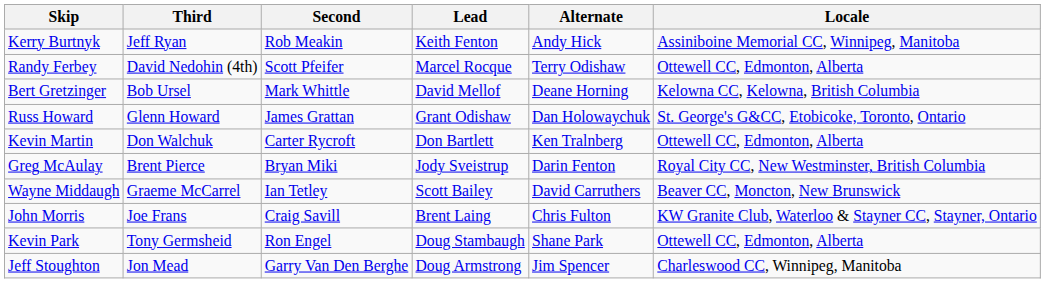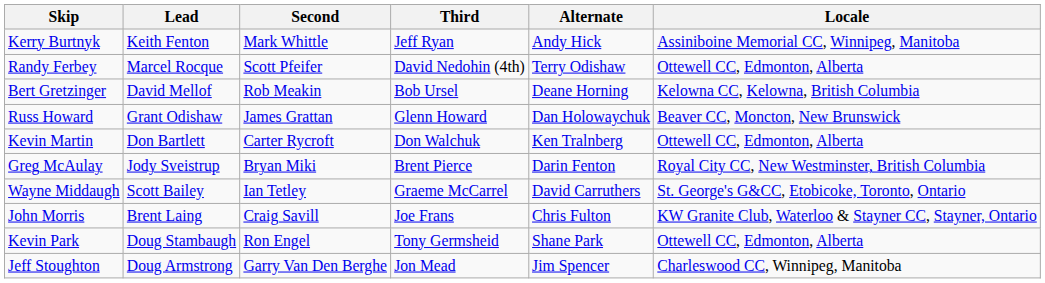columns swapped: (192, 16) <-> (470, 16)
(304, 41) Rob Meakin -> (286, 41) Mark Whittle
(307, 91) Mark Whittle -> (282, 91) Rob Meakin
(811, 116) St. George's G&CC, Etobicoke, Toronto, Ontario -> (779, 116) Beaver CC, Moncton, New Brunswick
(779, 191) Beaver CC, Moncton, New Brunswick -> (811, 191) St. George's G&CC, Etobicoke, Toronto, Ontario
